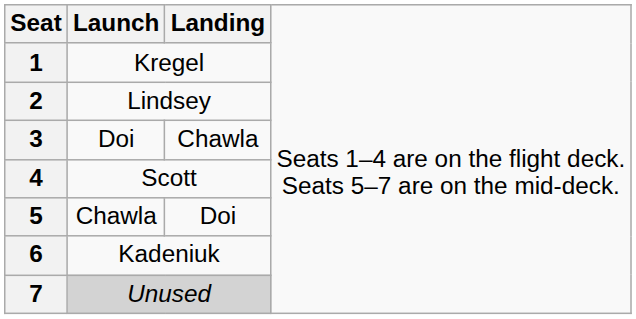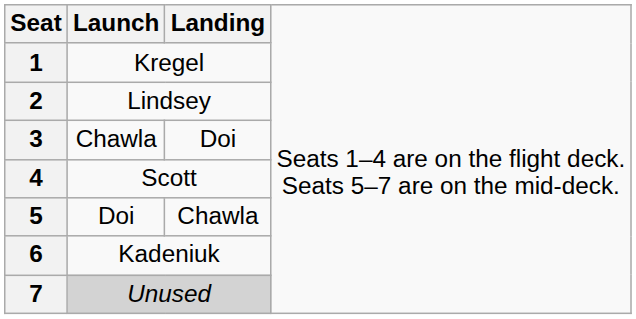(116, 139) Doi -> (116, 139) Chawla
(218, 139) Chawla -> (218, 139) Doi
(116, 216) Chawla -> (116, 216) Doi
(218, 216) Doi -> (218, 216) Chawla
